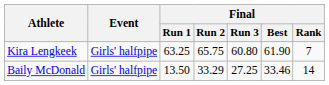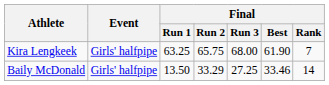(244, 51) 60.80 -> (244, 51) 68.00
